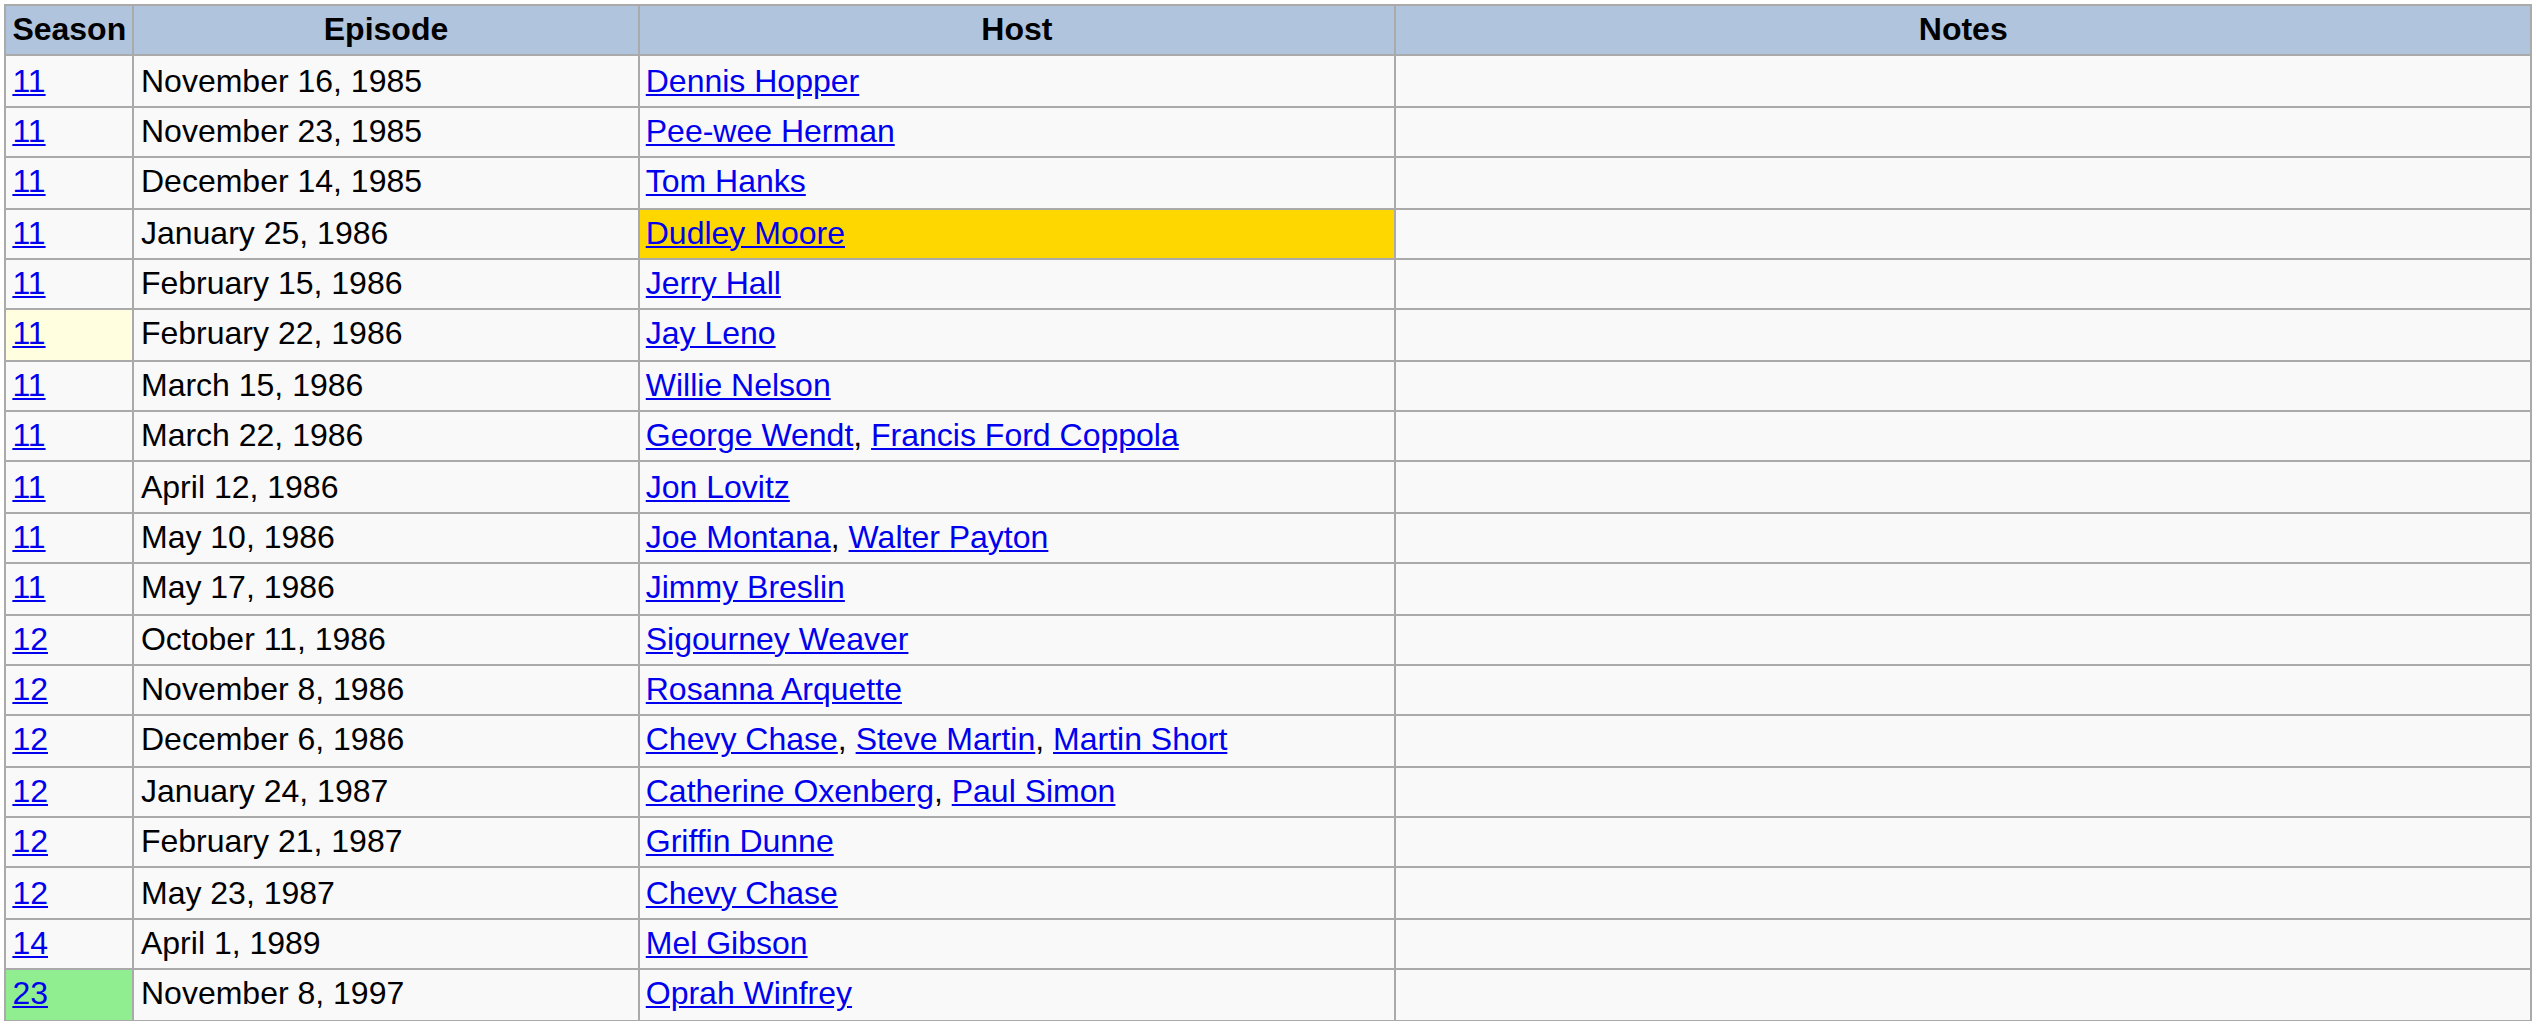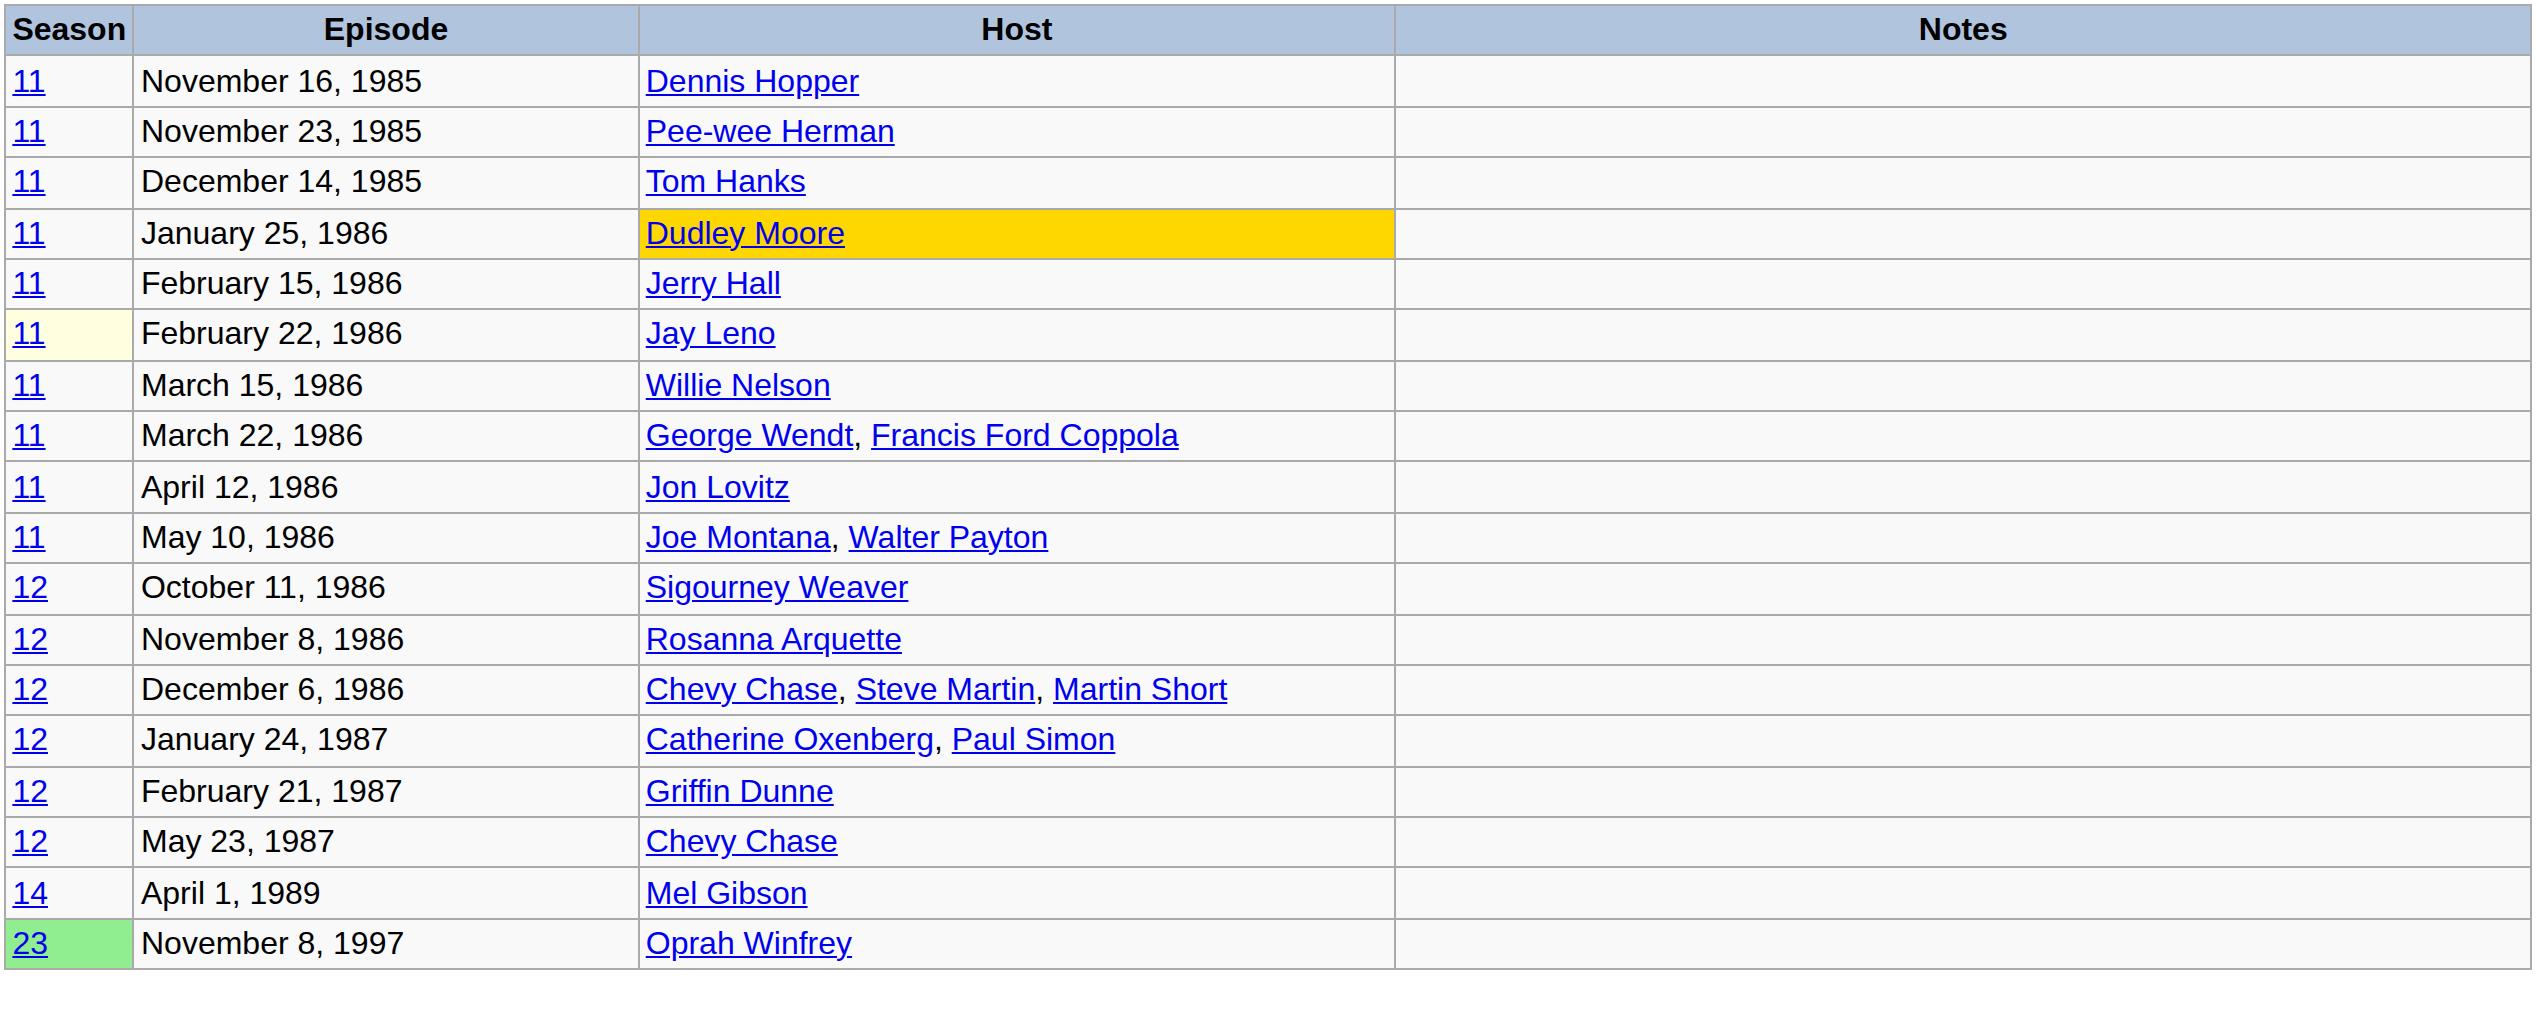- row: (238, 588)
